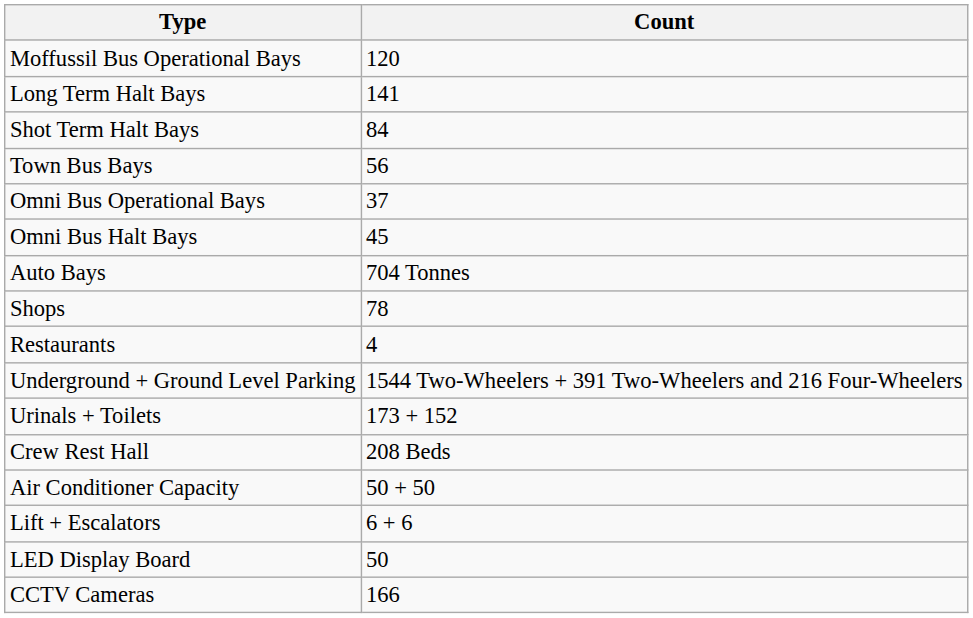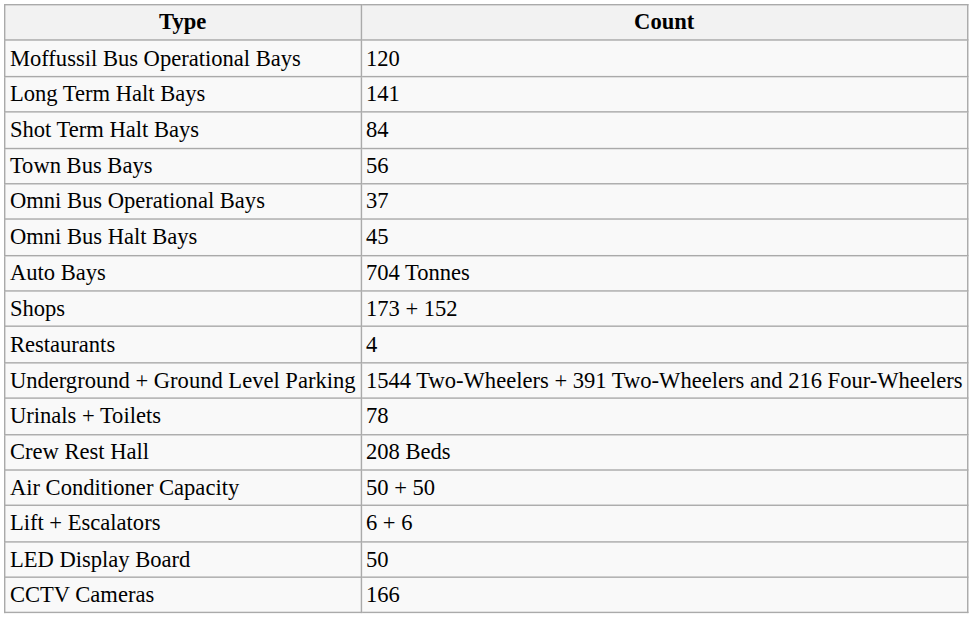(377, 308) 78 -> (412, 308) 173 + 152
(412, 415) 173 + 152 -> (377, 415) 78
